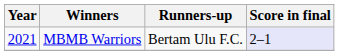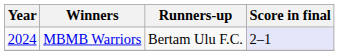(22, 38) 2021 -> (22, 38) 2024
